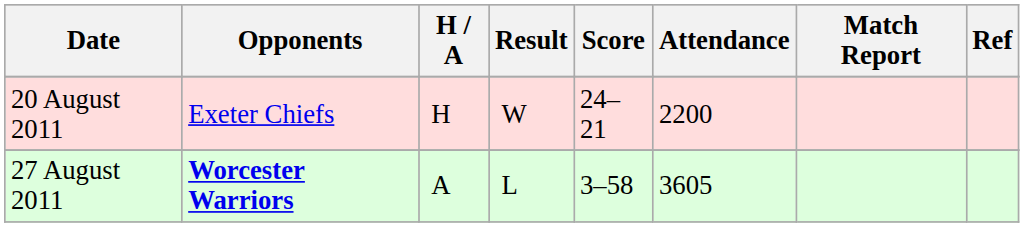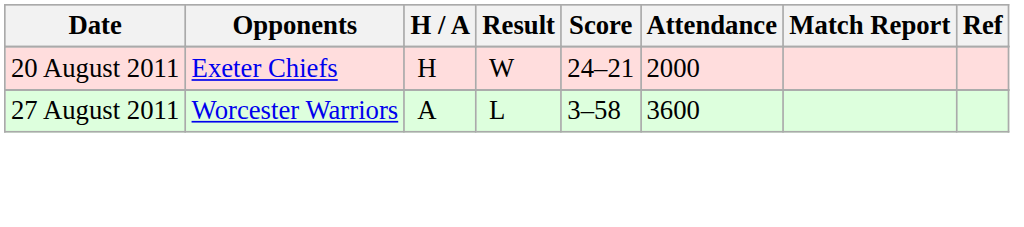(686, 113) 2200 -> (673, 68) 2000
(247, 185) bold -> (295, 110) normal
(686, 185) 3605 -> (673, 110) 3600
